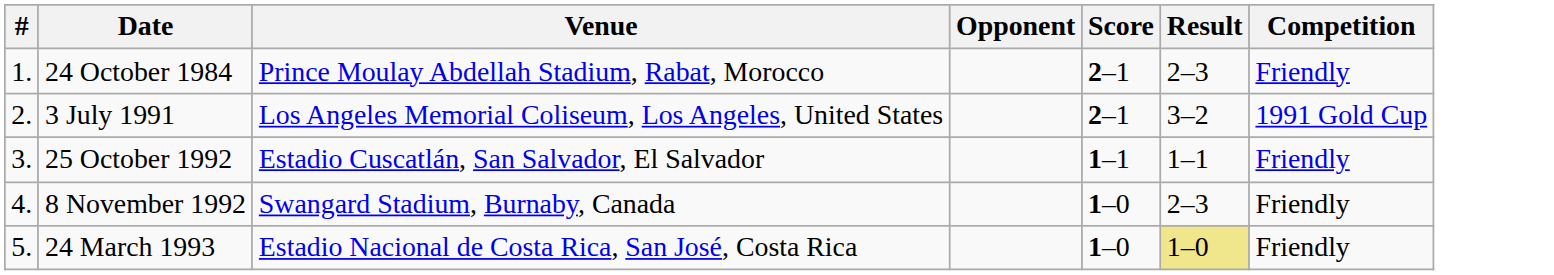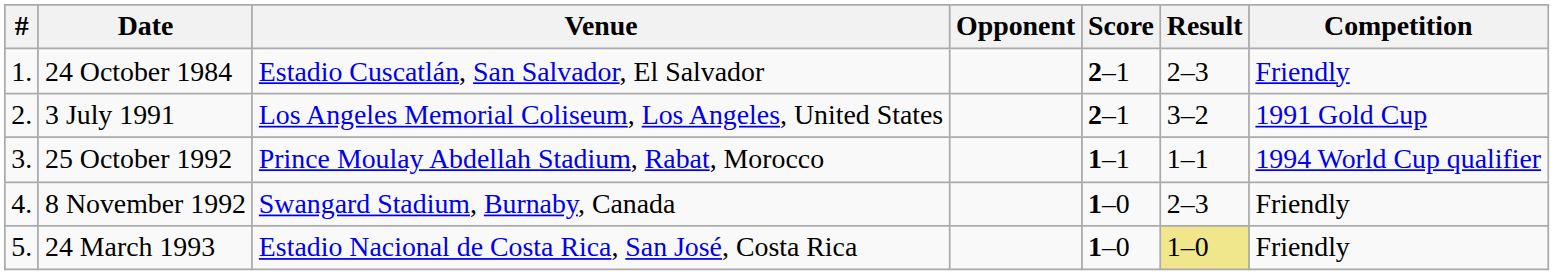(541, 70) Prince Moulay Abdellah Stadium, Rabat, Morocco -> (512, 70) Estadio Cuscatlán, San Salvador, El Salvador
(512, 159) Estadio Cuscatlán, San Salvador, El Salvador -> (541, 159) Prince Moulay Abdellah Stadium, Rabat, Morocco
(1303, 159) Friendly -> (1398, 159) 1994 World Cup qualifier
